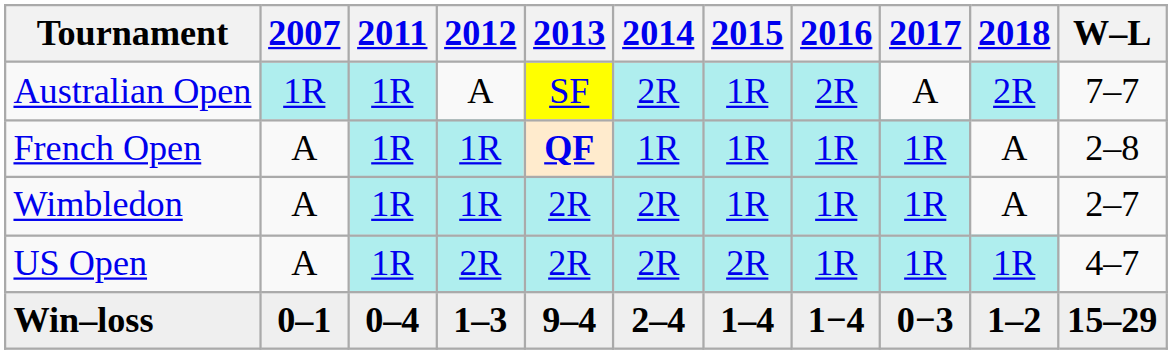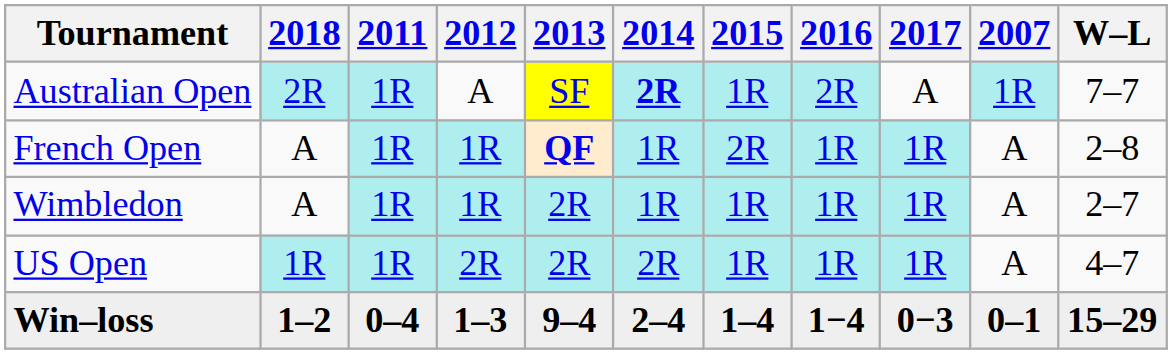columns swapped: (304, 33) <-> (1014, 33)
(658, 90) normal -> (658, 90) bold
(747, 147) 1R -> (747, 147) 2R
(658, 205) 2R -> (658, 205) 1R
(747, 262) 2R -> (747, 262) 1R
